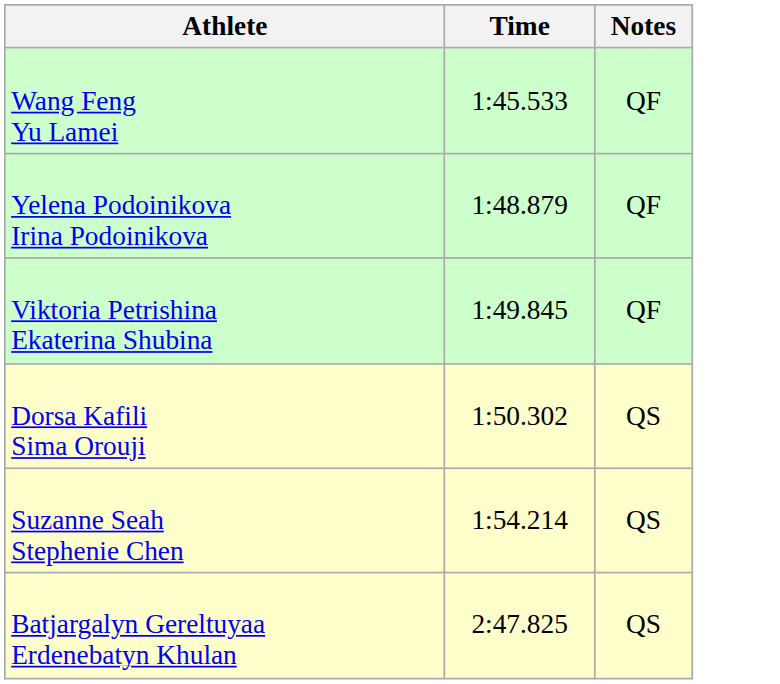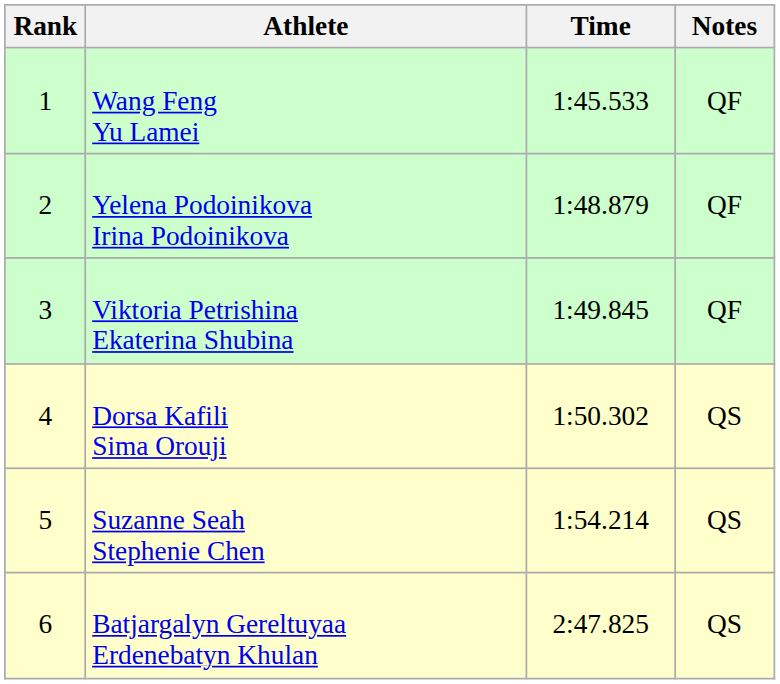+ column: (45, 26)
